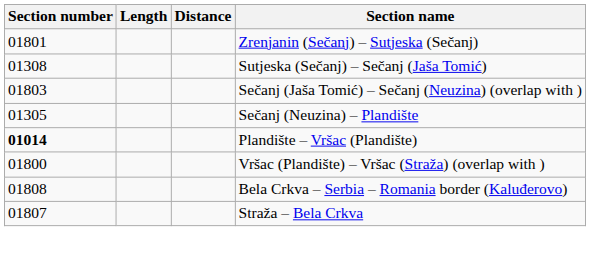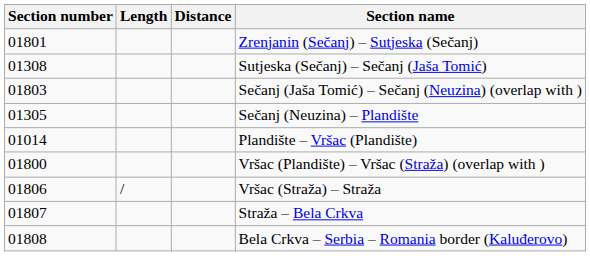(27, 139) bold -> (27, 139) normal
+ row: (310, 189)
rows swapped: (301, 213) <-> (403, 189)
